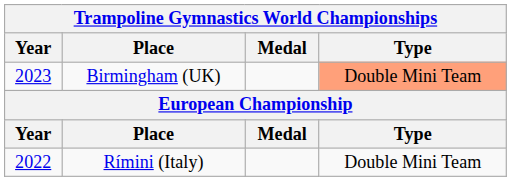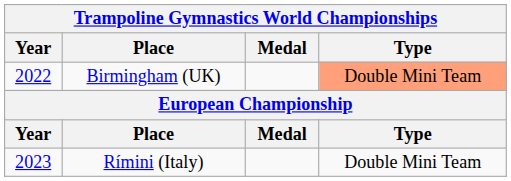(33, 76) 2023 -> (33, 76) 2022
(33, 162) 2022 -> (33, 162) 2023
